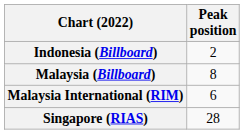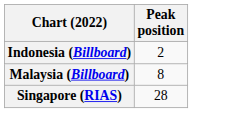- row: (96, 96)
